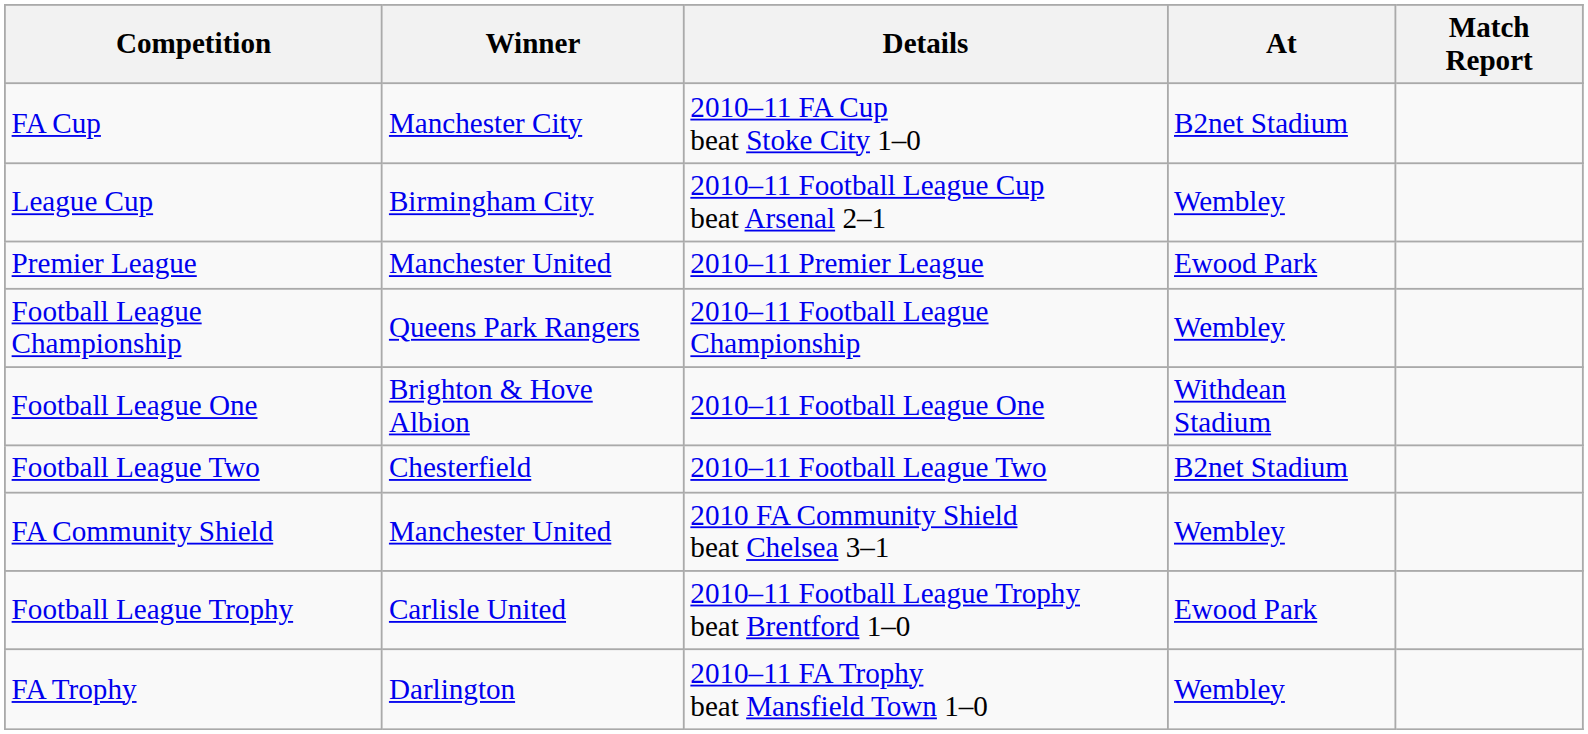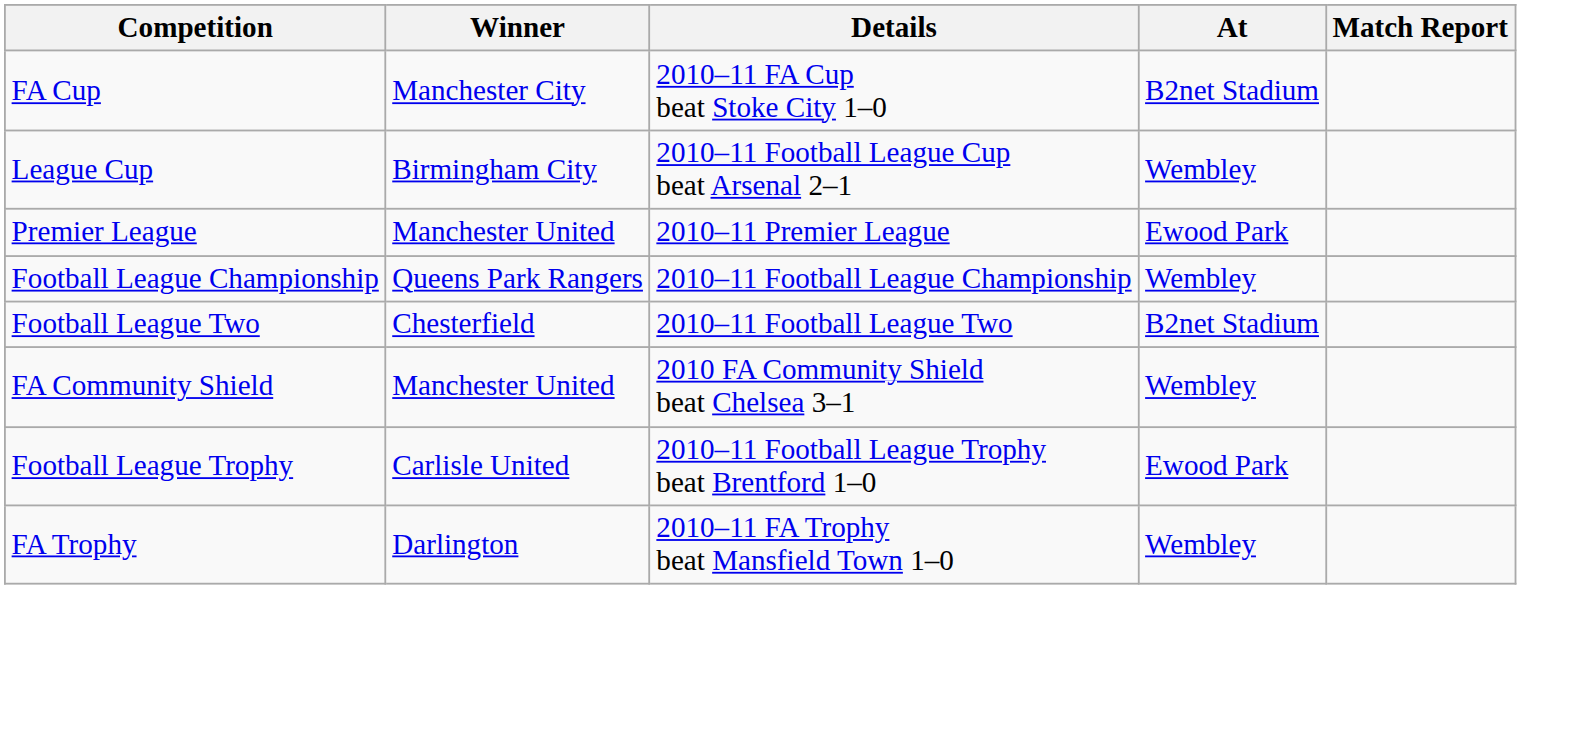- row: (135, 405)
